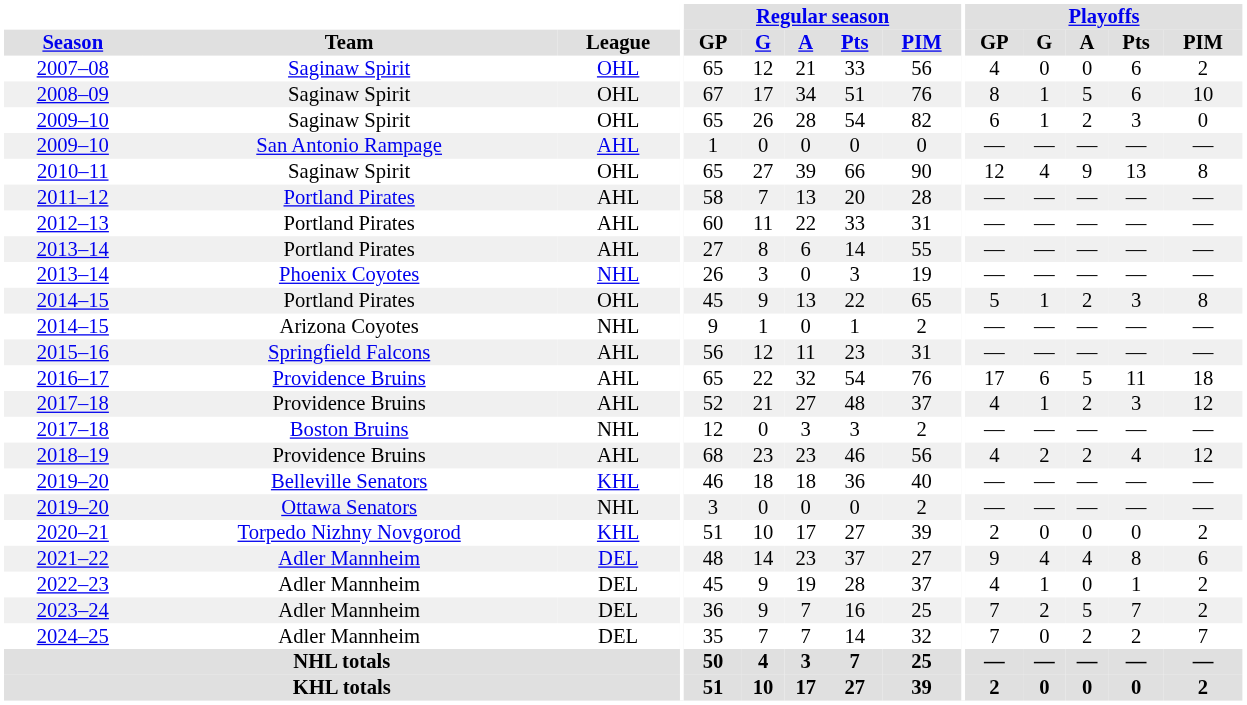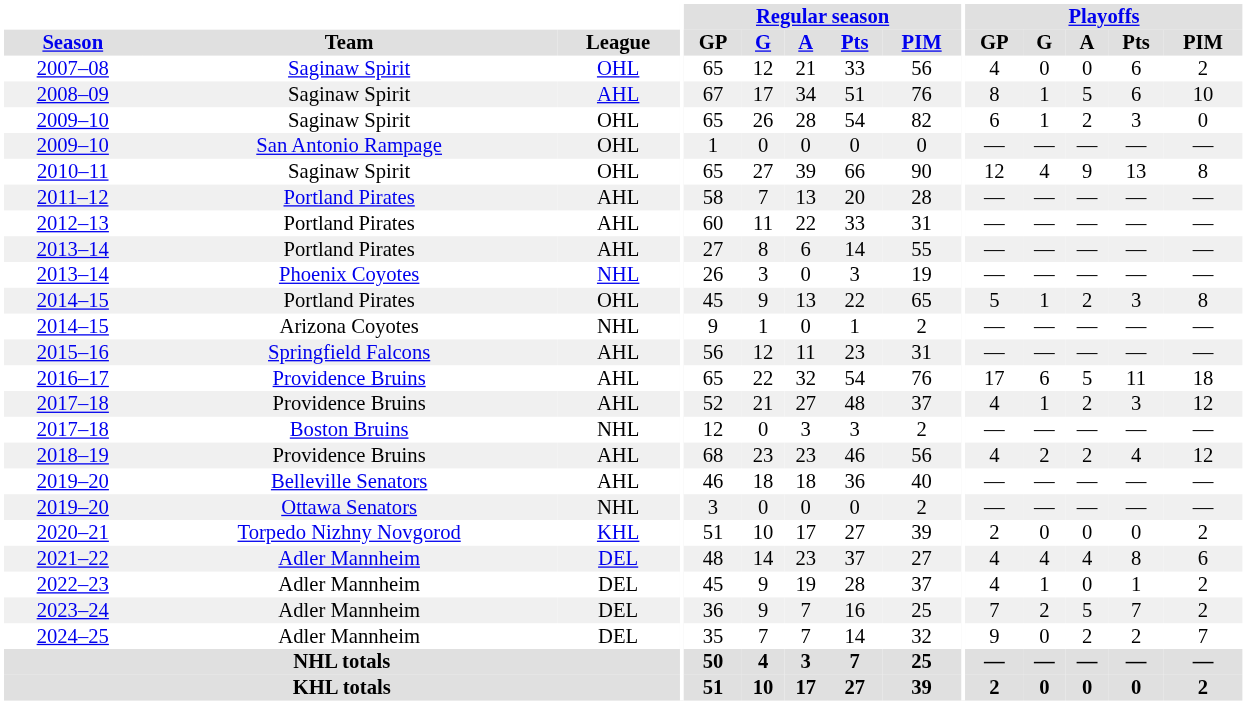(618, 94) OHL -> (618, 94) AHL
(618, 145) AHL -> (618, 145) OHL
(618, 481) KHL -> (618, 481) AHL
(994, 558) 9 -> (994, 558) 4
(994, 635) 7 -> (994, 635) 9
